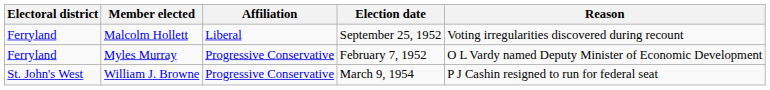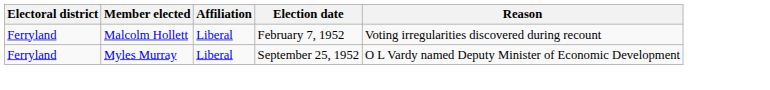(391, 34) September 25, 1952 -> (301, 34) February 7, 1952
(270, 54) Progressive Conservative -> (215, 54) Liberal
(383, 54) February 7, 1952 -> (308, 54) September 25, 1952
- row: (152, 74)
